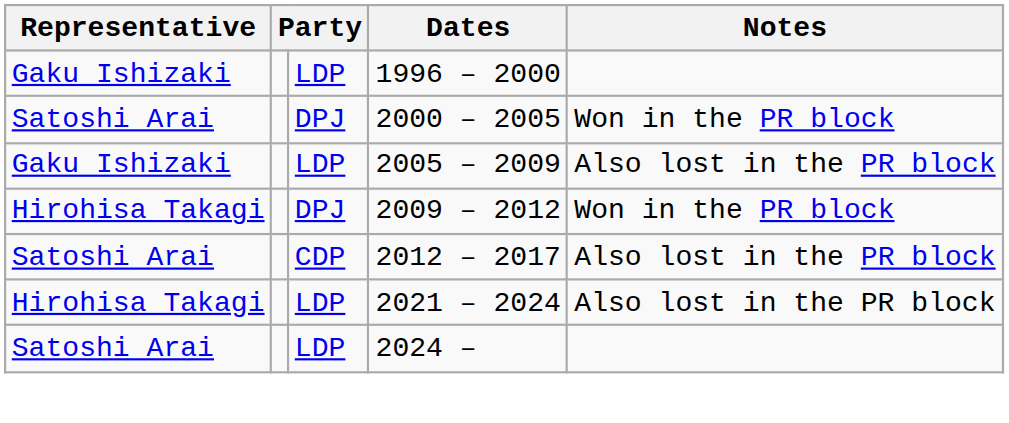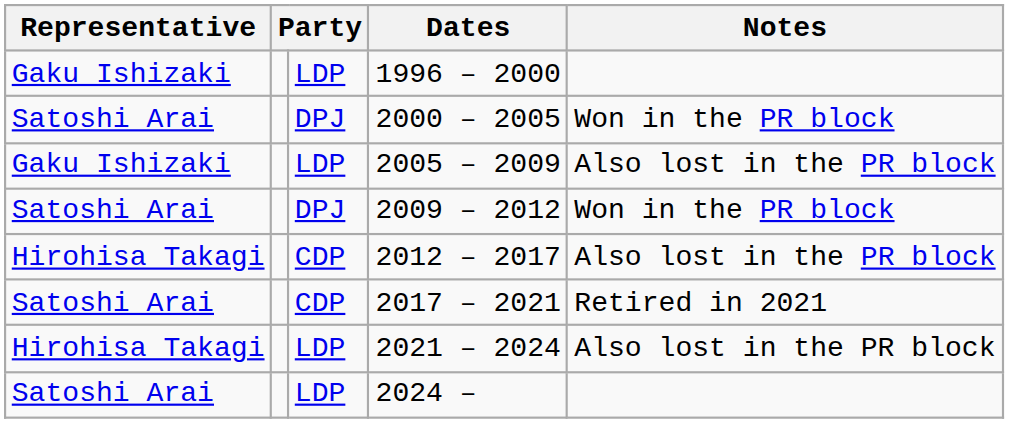(138, 211) Hirohisa Takagi -> (113, 211) Satoshi Arai
(113, 257) Satoshi Arai -> (138, 257) Hirohisa Takagi
+ row: (468, 303)
